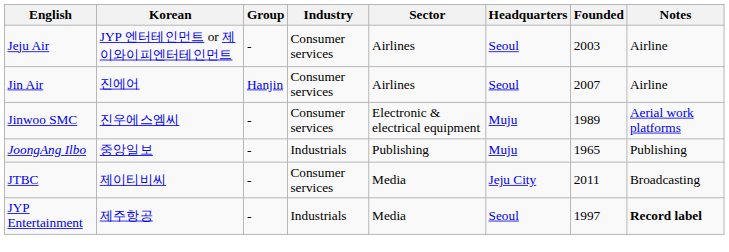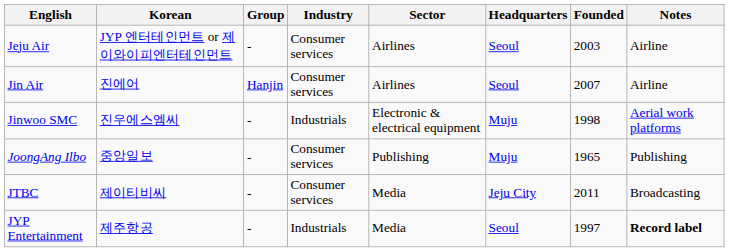(318, 120) Consumer services -> (318, 120) Industrials
(587, 120) 1989 -> (587, 120) 1998
(318, 150) Industrials -> (318, 156) Consumer services
